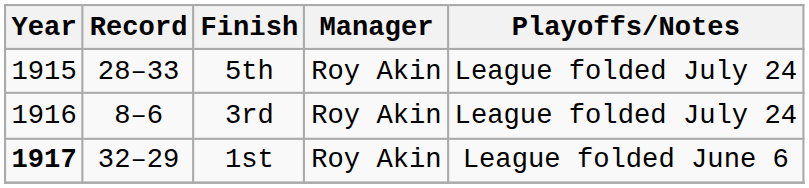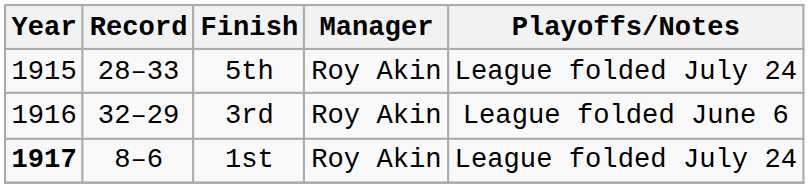(139, 116) 8–6 -> (139, 116) 32–29
(626, 116) League folded July 24 -> (626, 116) League folded June 6
(139, 160) 32–29 -> (139, 160) 8–6
(626, 160) League folded June 6 -> (626, 160) League folded July 24
